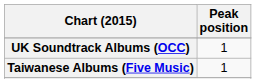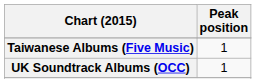rows swapped: (101, 68) <-> (101, 48)
